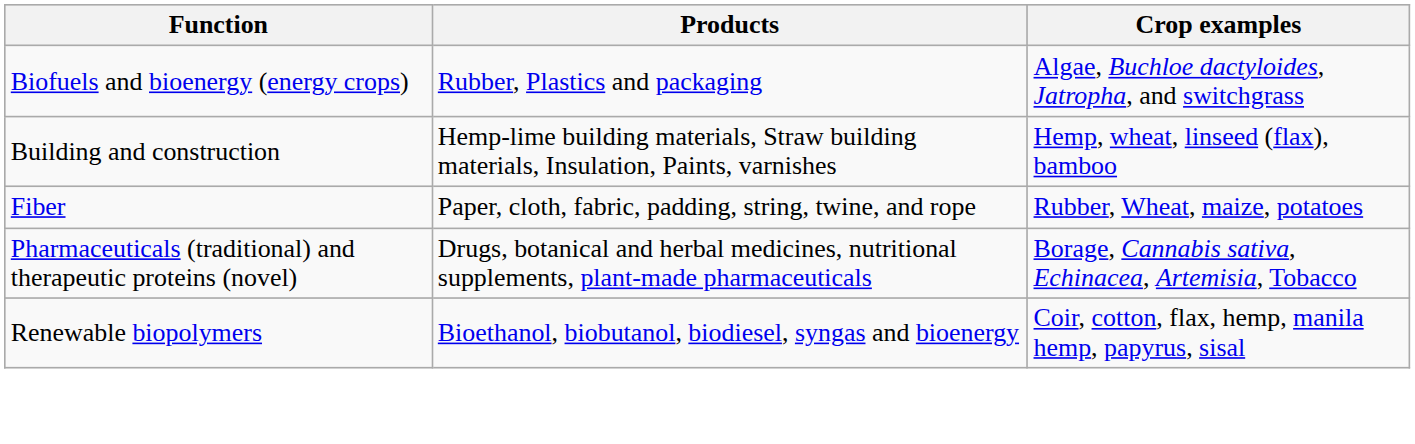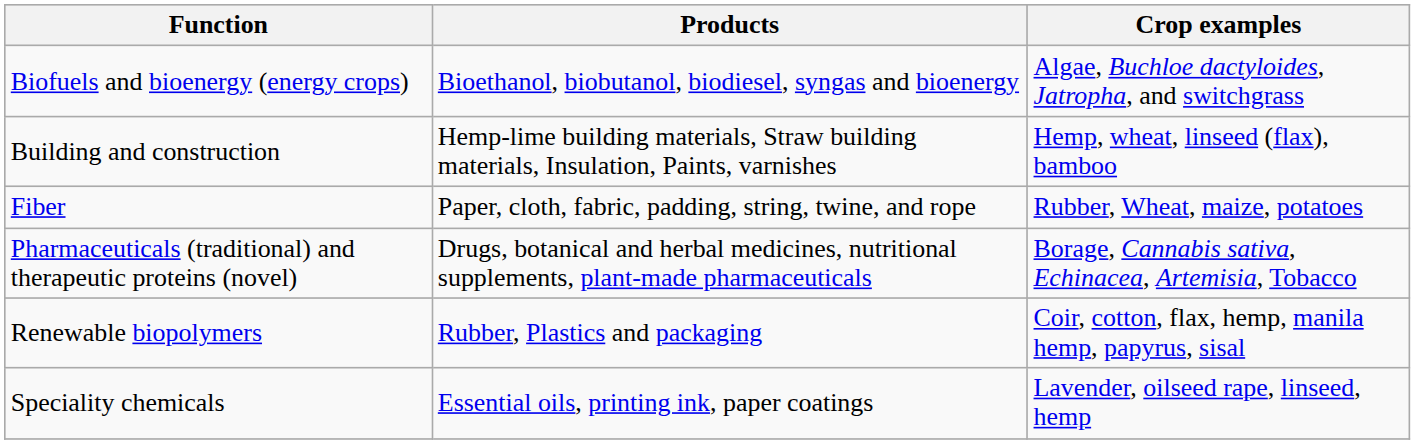(600, 80) Rubber, Plastics and packaging -> (728, 80) Bioethanol, biobutanol, biodiesel, syngas and bioenergy
(728, 332) Bioethanol, biobutanol, biodiesel, syngas and bioenergy -> (600, 332) Rubber, Plastics and packaging
+ row: (118, 402)
